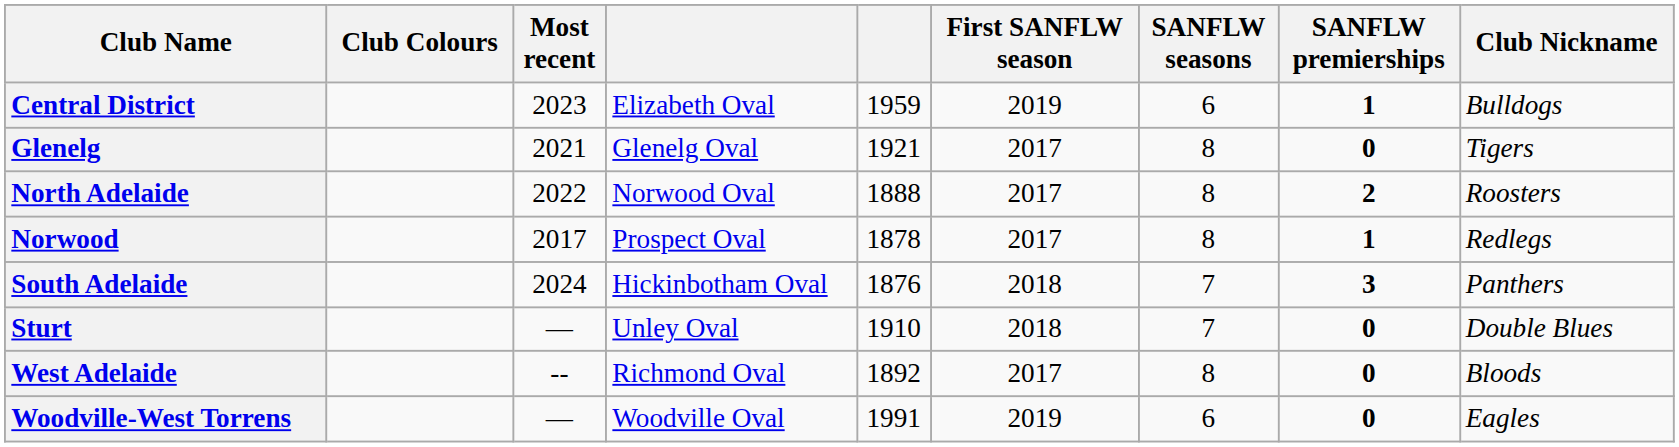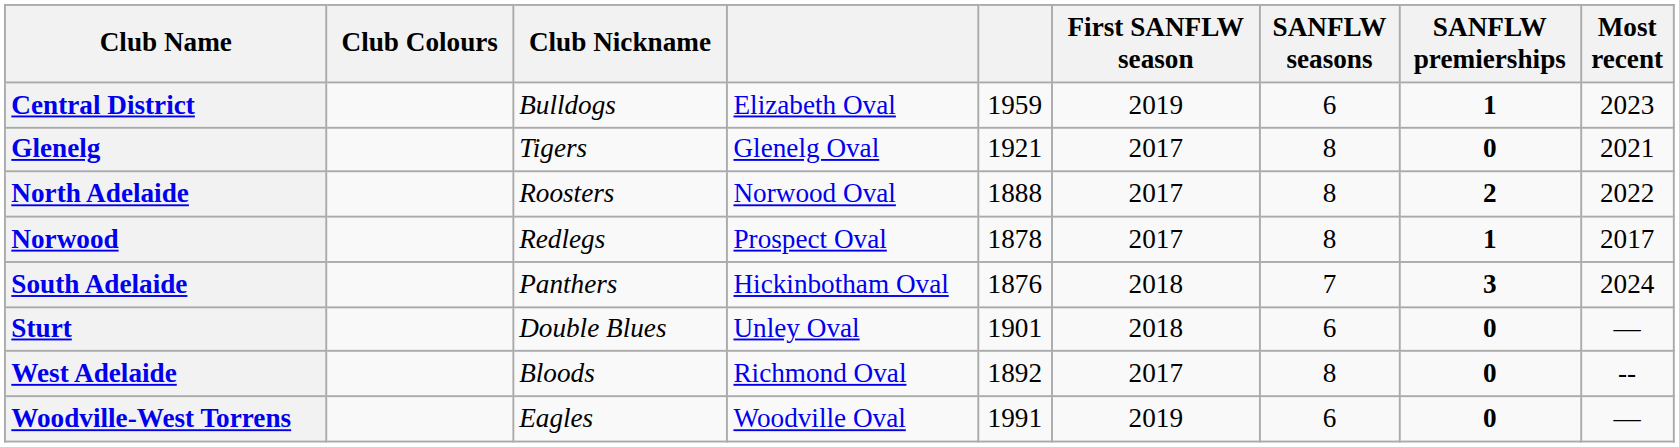columns swapped: (1567, 43) <-> (559, 43)
(894, 328) 1910 -> (1015, 328) 1901
(1208, 328) 7 -> (1330, 328) 6
